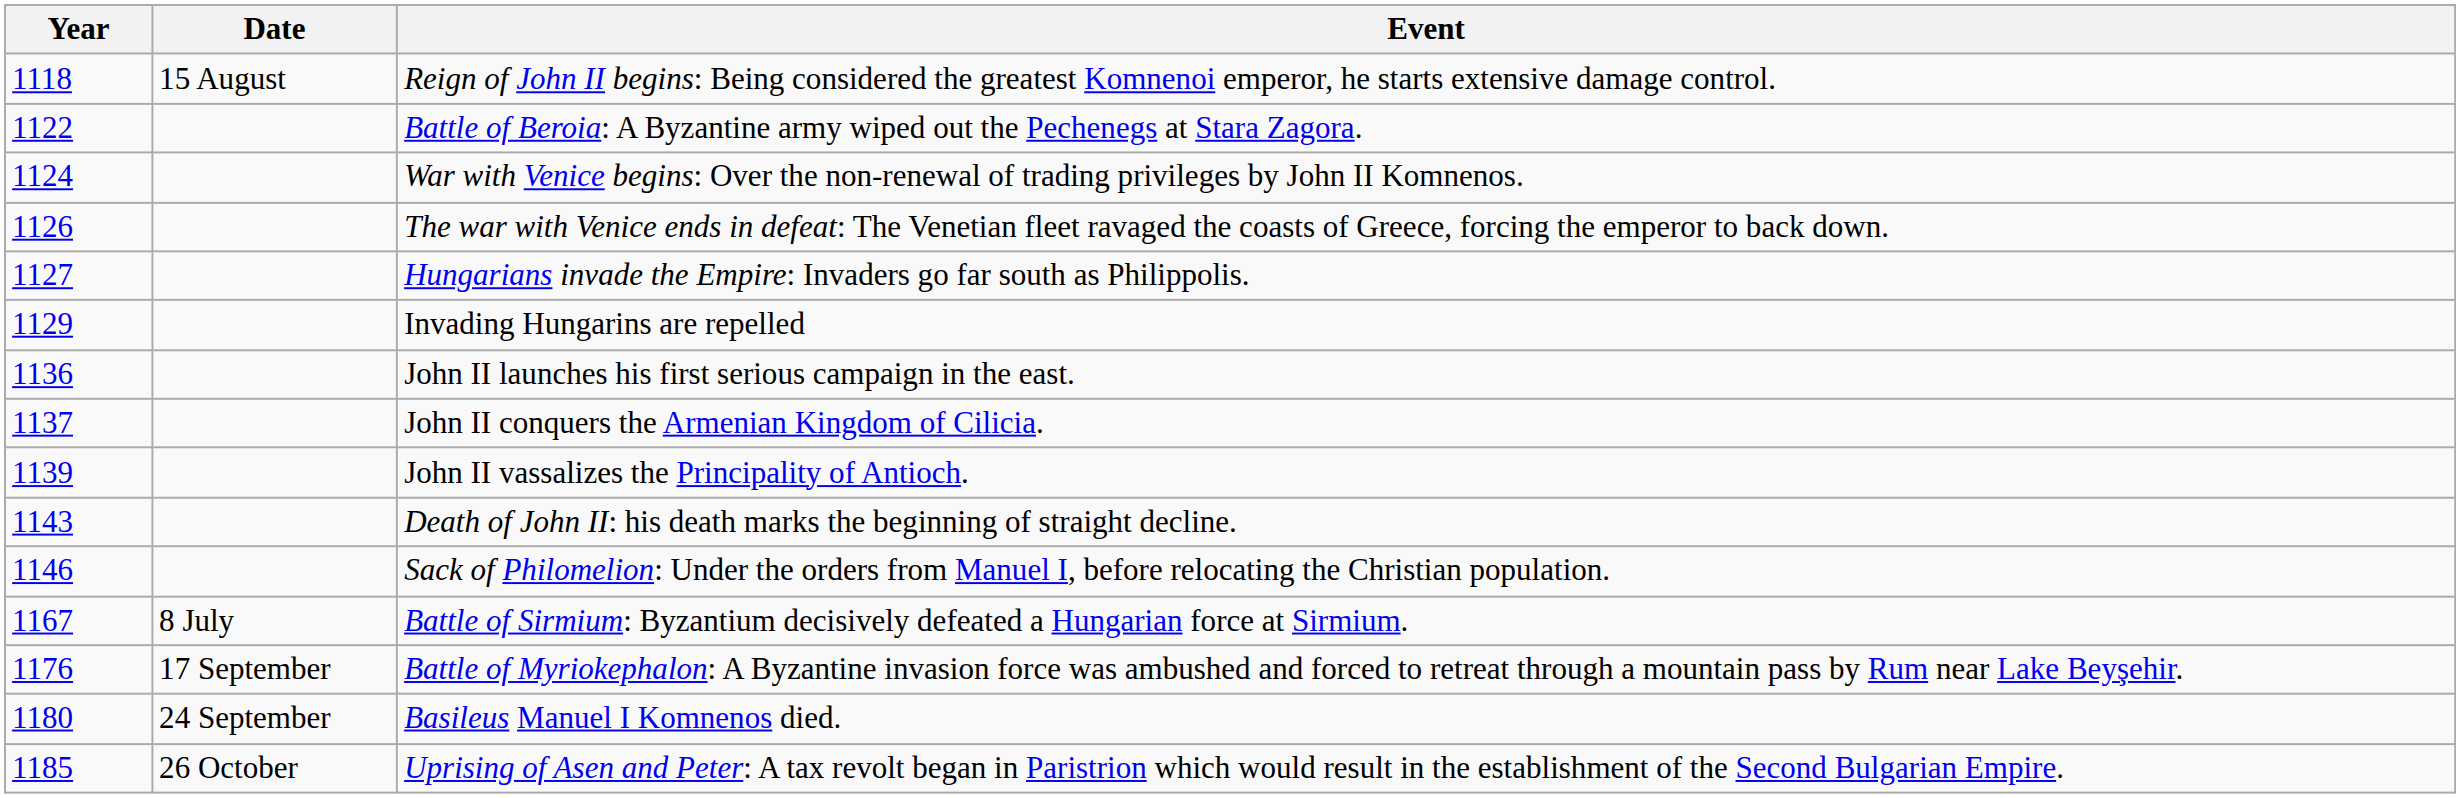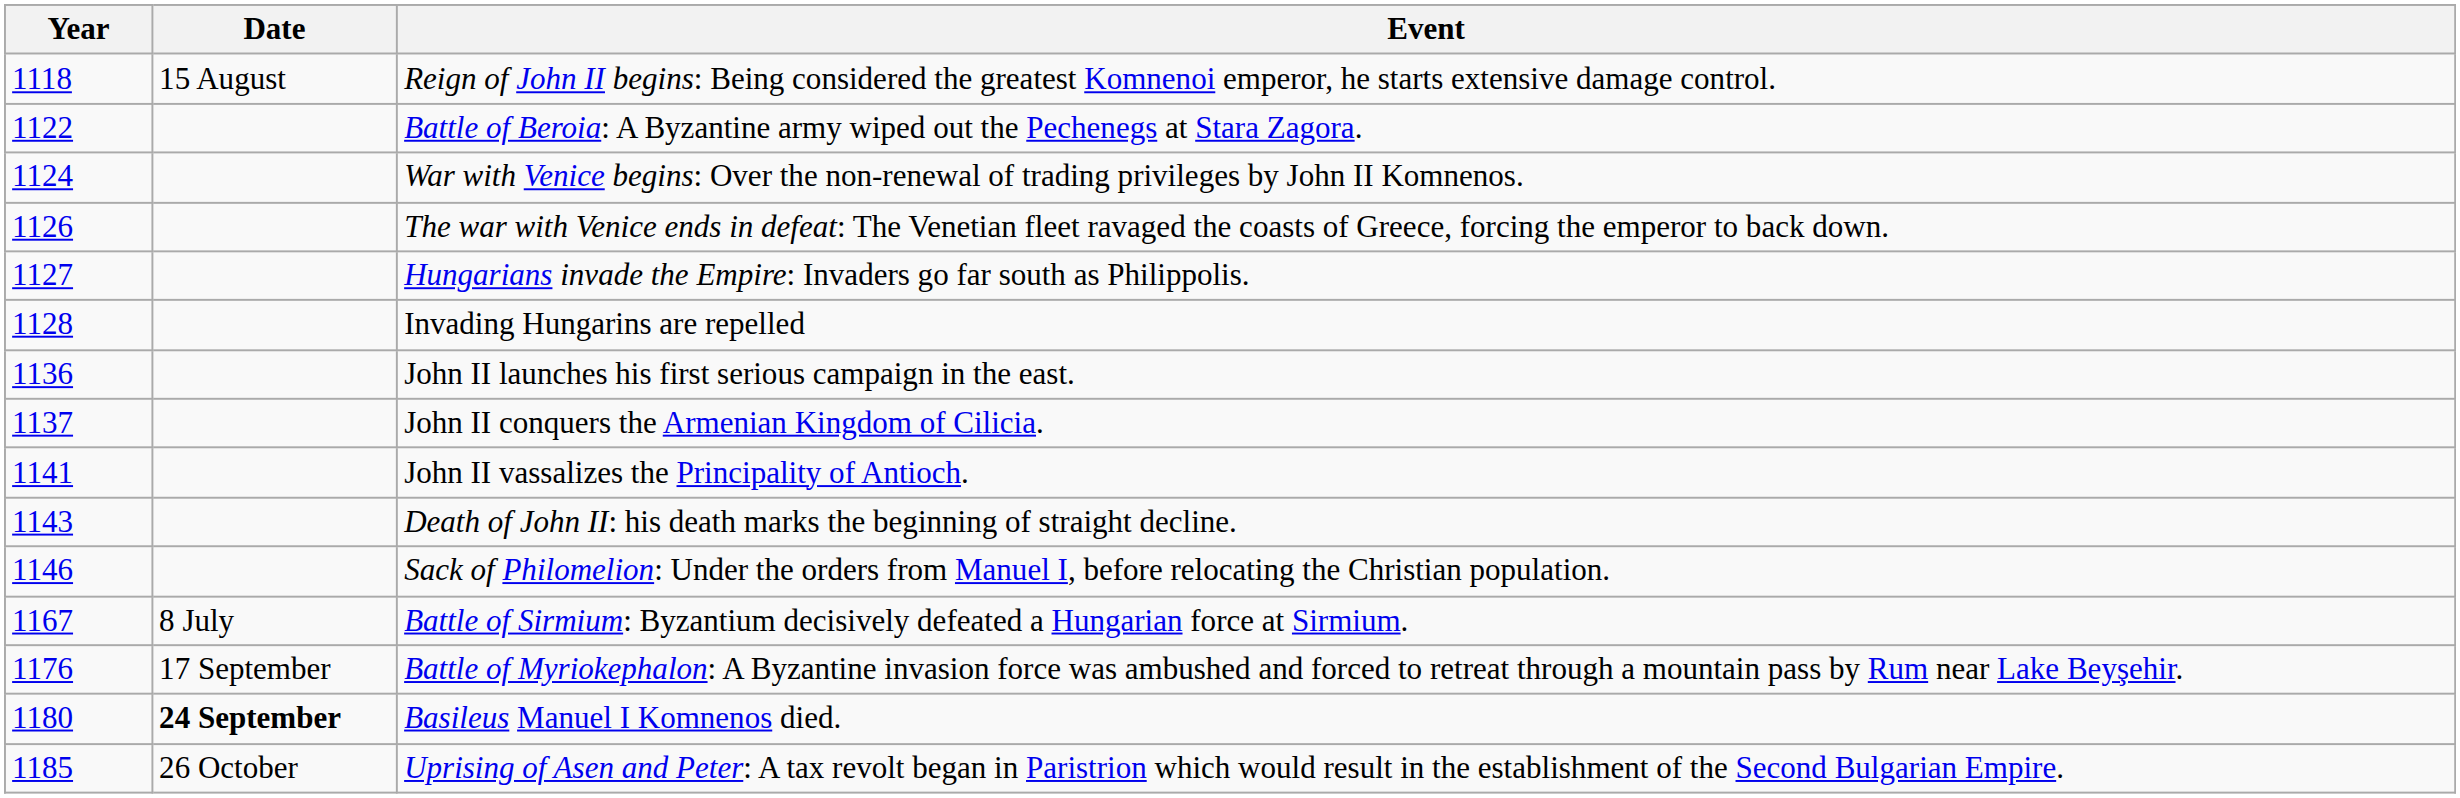(43, 324) 1129 -> (43, 324) 1128
(43, 472) 1139 -> (43, 472) 1141
(245, 718) normal -> (250, 718) bold
